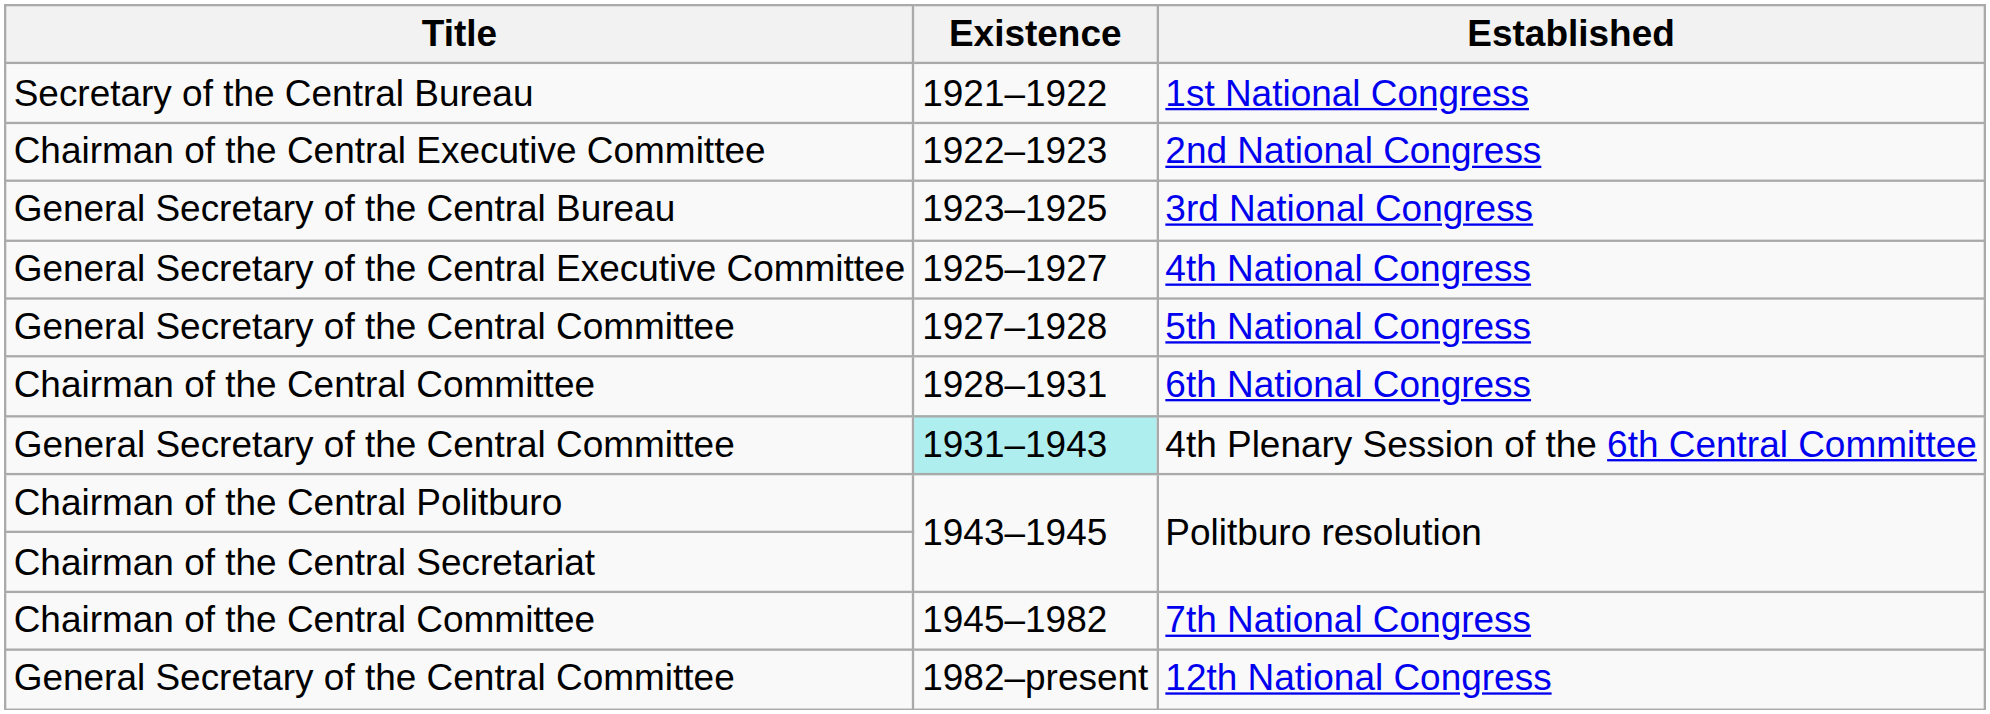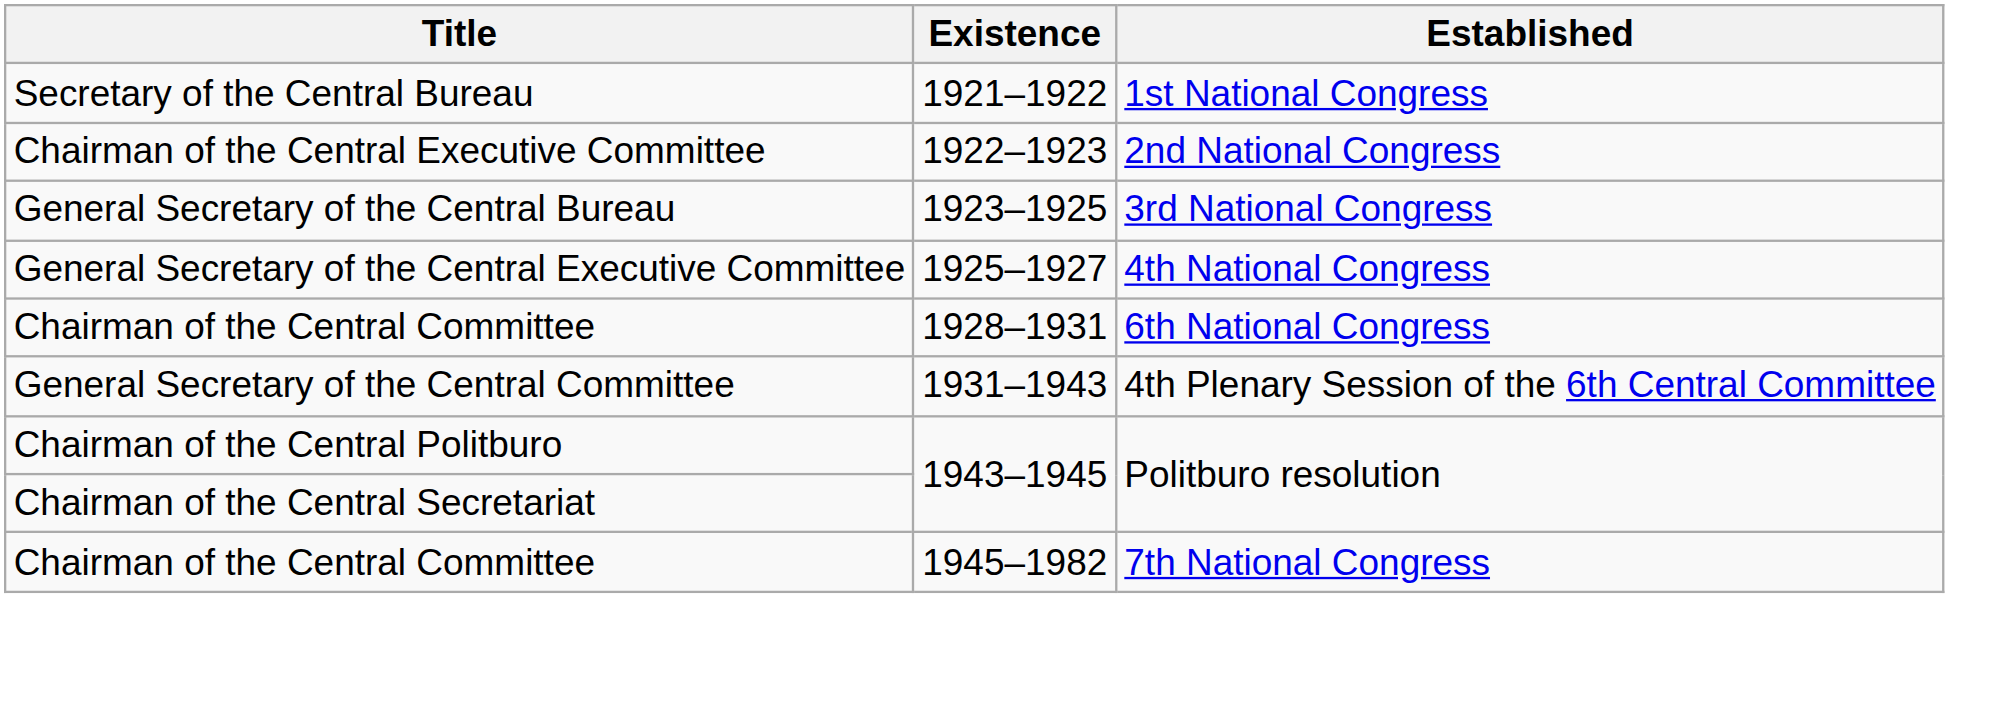- row: (374, 326)
(1015, 444) paleturquoise background -> (1015, 385) no background
- row: (374, 678)
